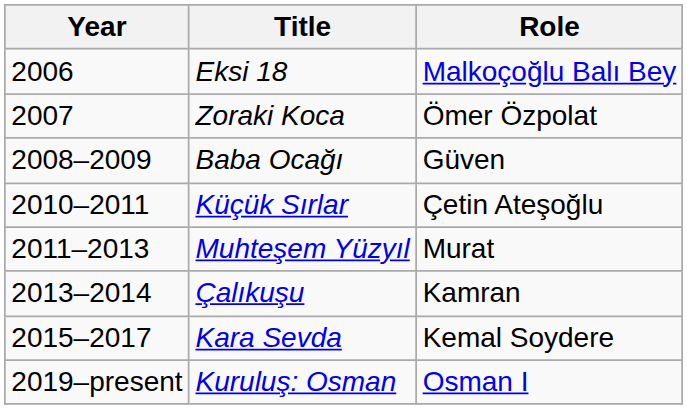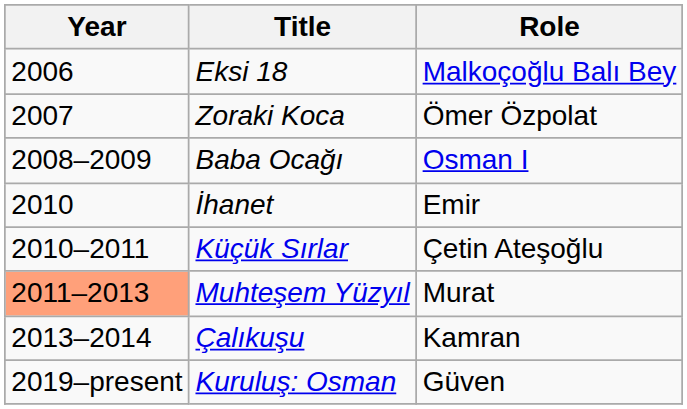(464, 159) Güven -> (476, 159) Osman I
+ row: (234, 204)
(80, 248) no background -> (80, 293) lightsalmon background
- row: (269, 337)
(476, 381) Osman I -> (464, 381) Güven
